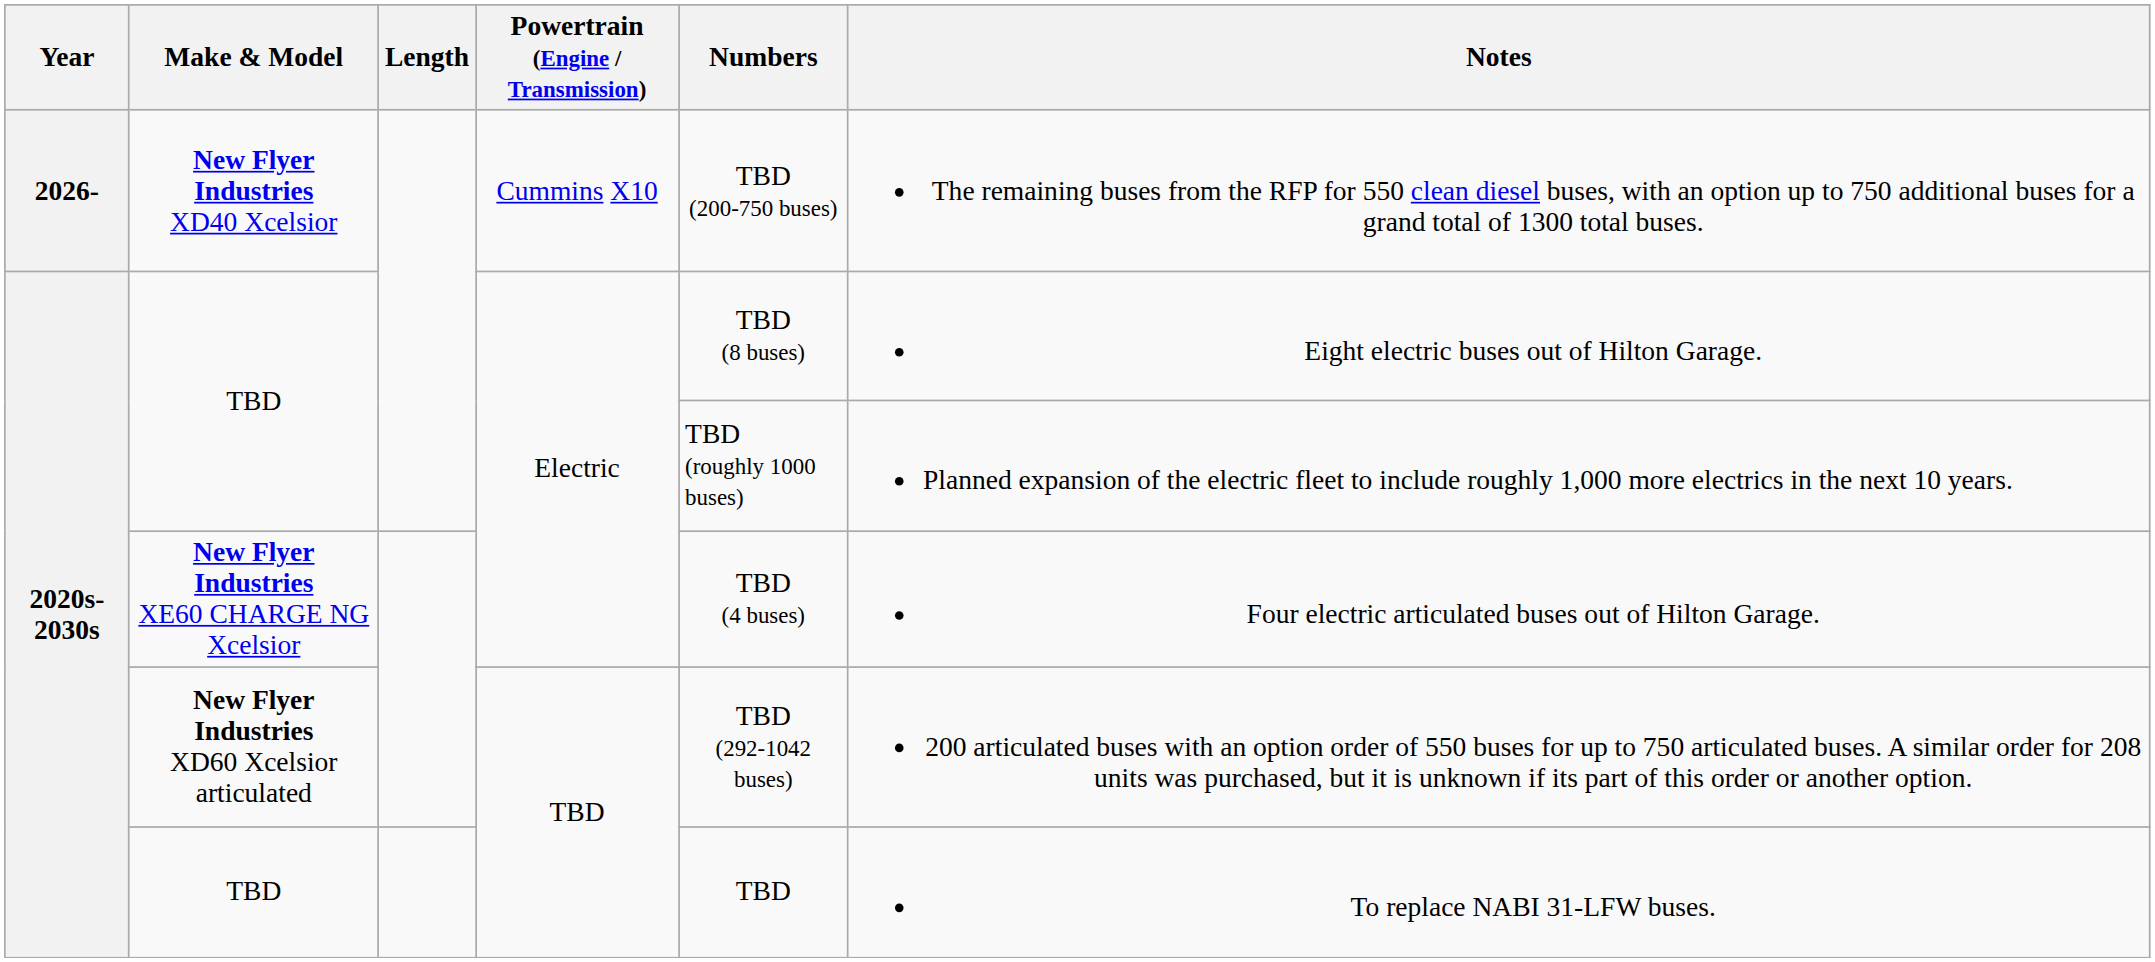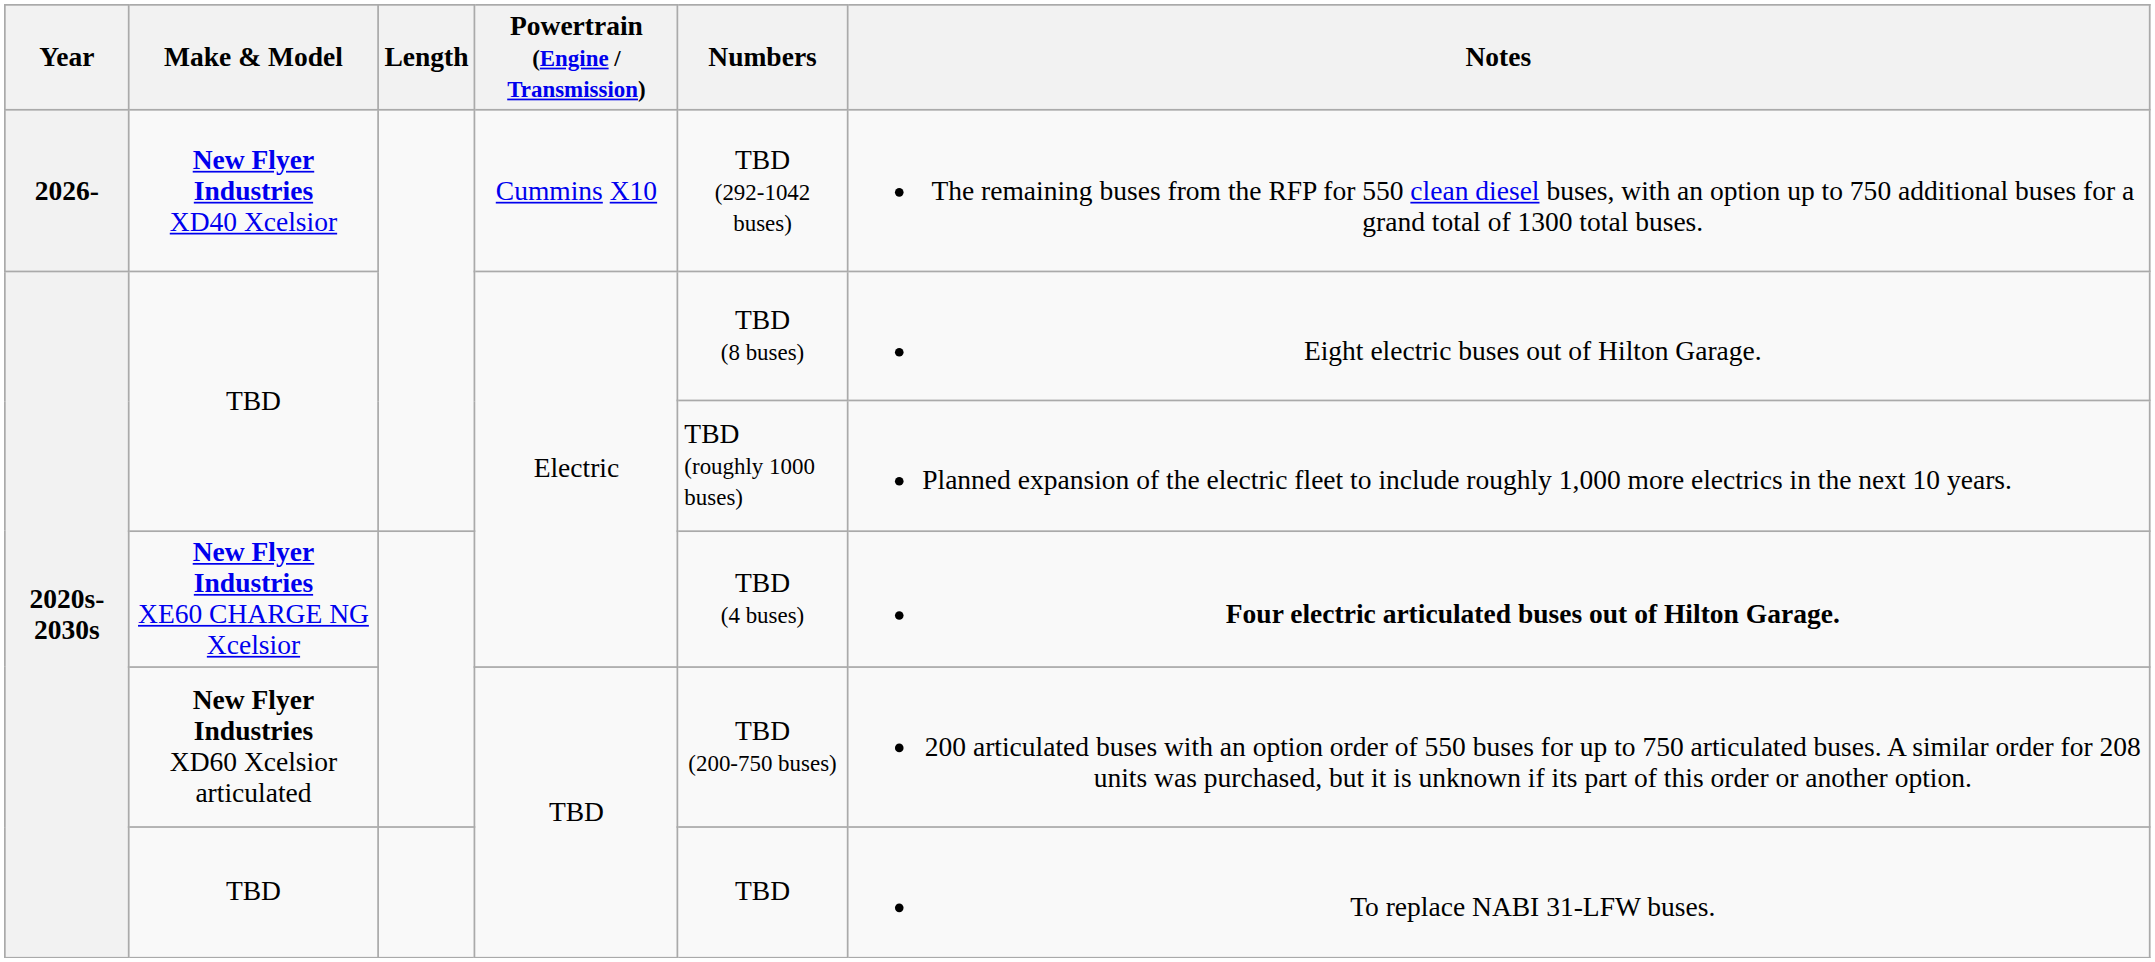(763, 190) TBD (200-750 buses) -> (763, 190) TBD (292-1042 buses)
(1499, 614) normal -> (1498, 614) bold
(763, 746) TBD (292-1042 buses) -> (763, 746) TBD (200-750 buses)
